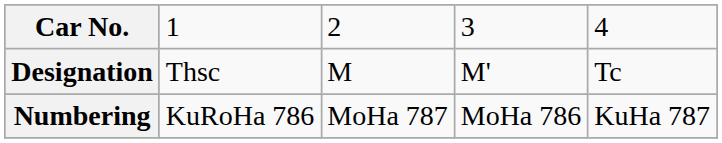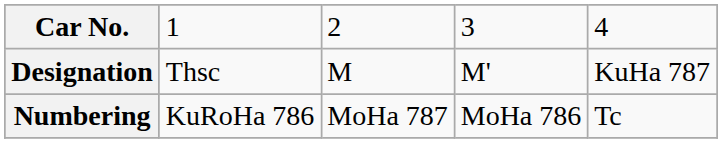(608, 71) Tc -> (652, 71) KuHa 787
(652, 115) KuHa 787 -> (608, 115) Tc
